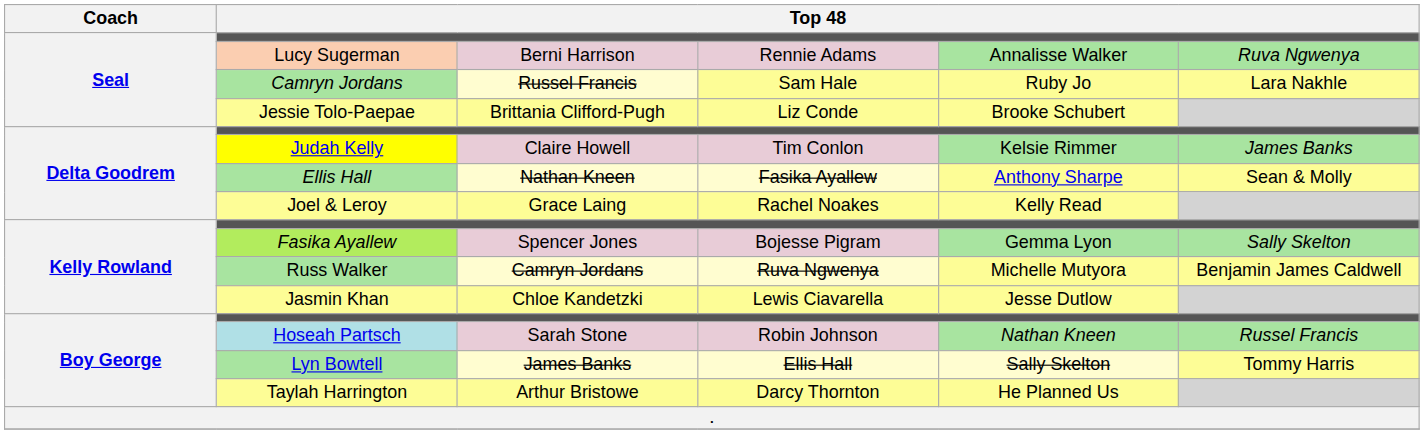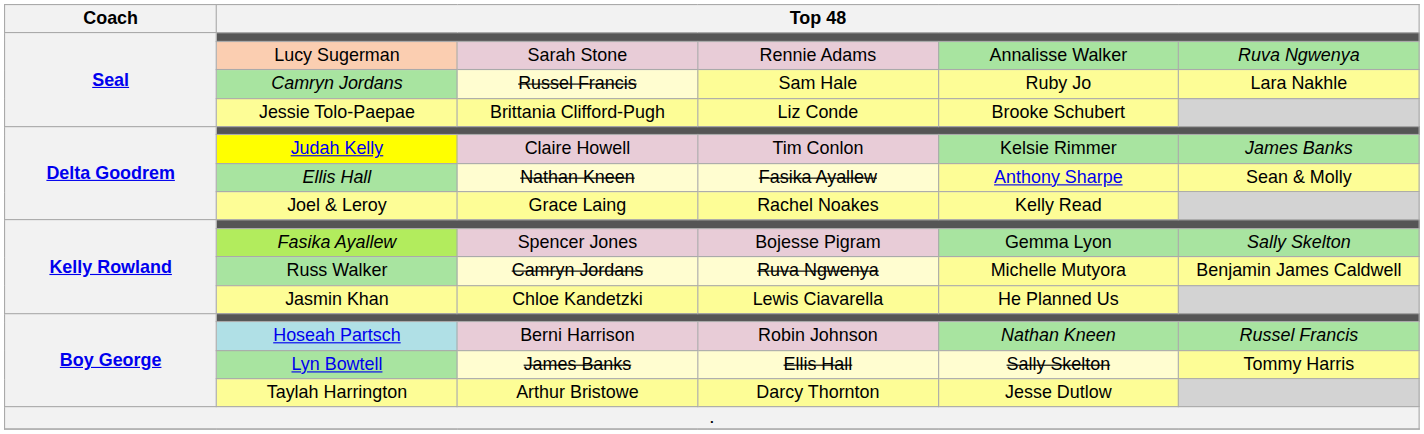(577, 55) Berni Harrison -> (577, 55) Sarah Stone
(1058, 299) Jesse Dutlow -> (1058, 299) He Planned Us
(577, 335) Sarah Stone -> (577, 335) Berni Harrison
(1058, 392) He Planned Us -> (1058, 392) Jesse Dutlow
